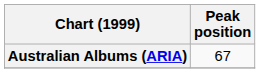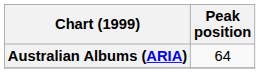(223, 56) 67 -> (223, 56) 64
